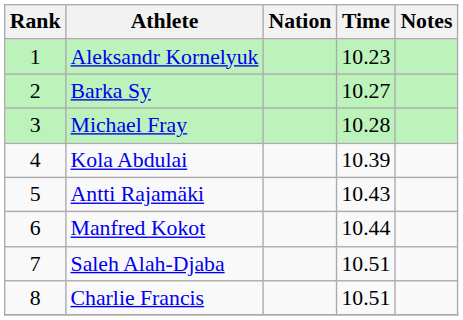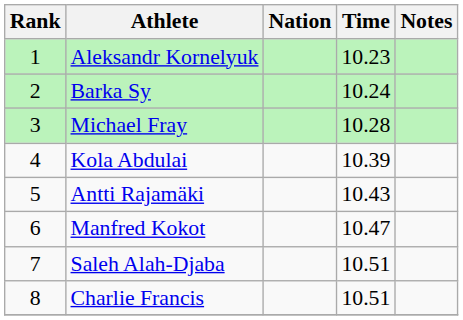(366, 90) 10.27 -> (366, 90) 10.24
(366, 228) 10.44 -> (366, 228) 10.47
